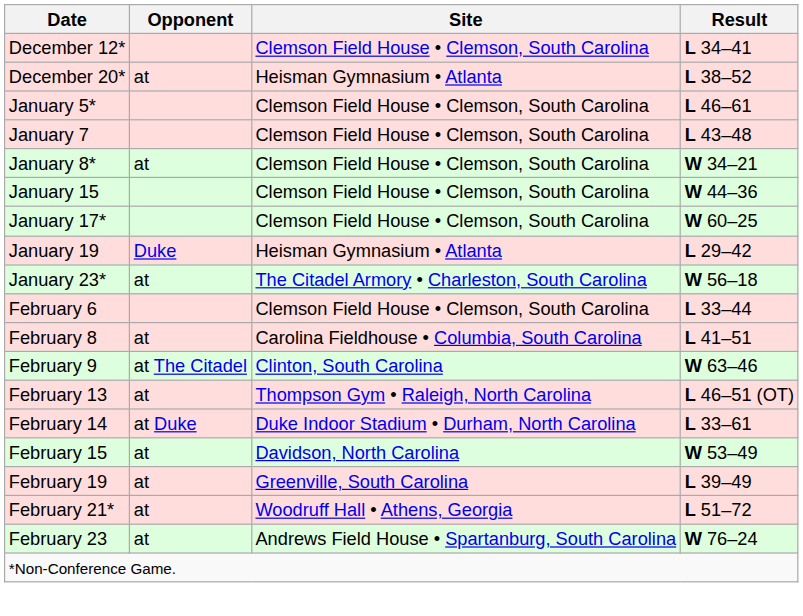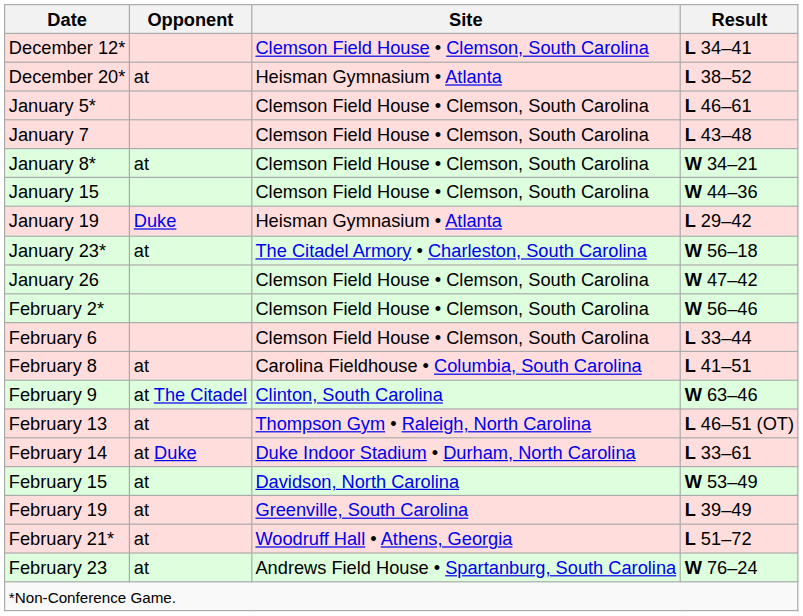- row: (57, 221)
+ row: (54, 279)
+ row: (56, 308)
